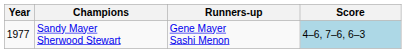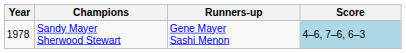(18, 34) 1977 -> (18, 34) 1978
